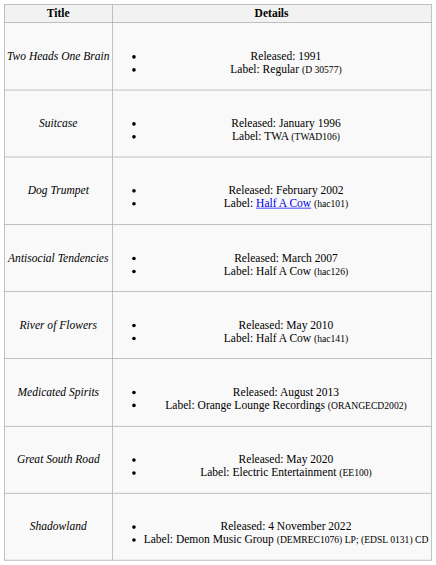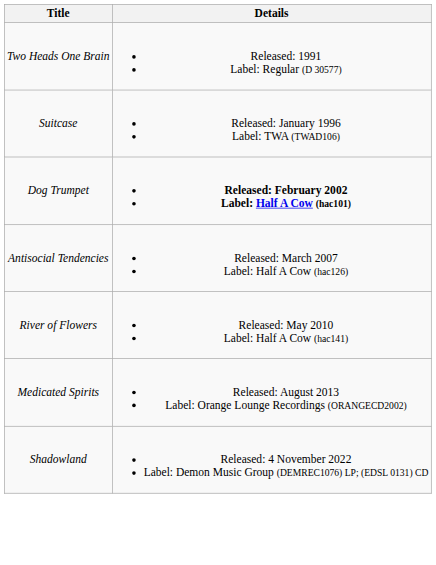(272, 197) normal -> (272, 197) bold
- row: (58, 459)
